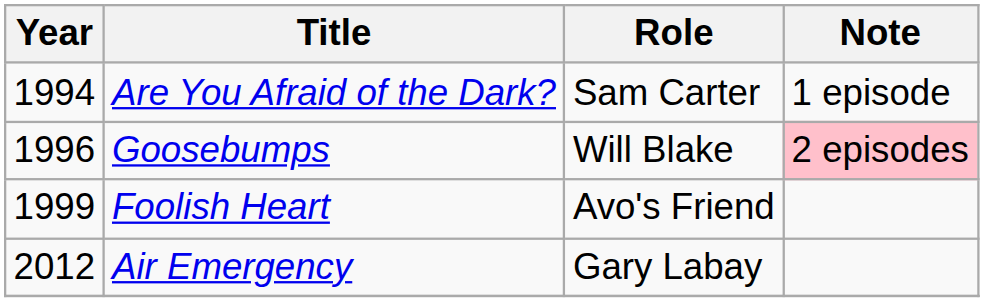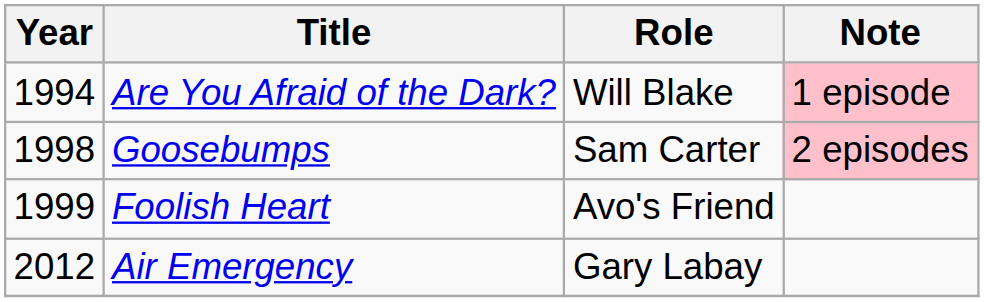(667, 91) Sam Carter -> (653, 91) Will Blake
(871, 91) no background -> (871, 91) pink background
(54, 149) 1996 -> (54, 149) 1998
(653, 149) Will Blake -> (667, 149) Sam Carter
